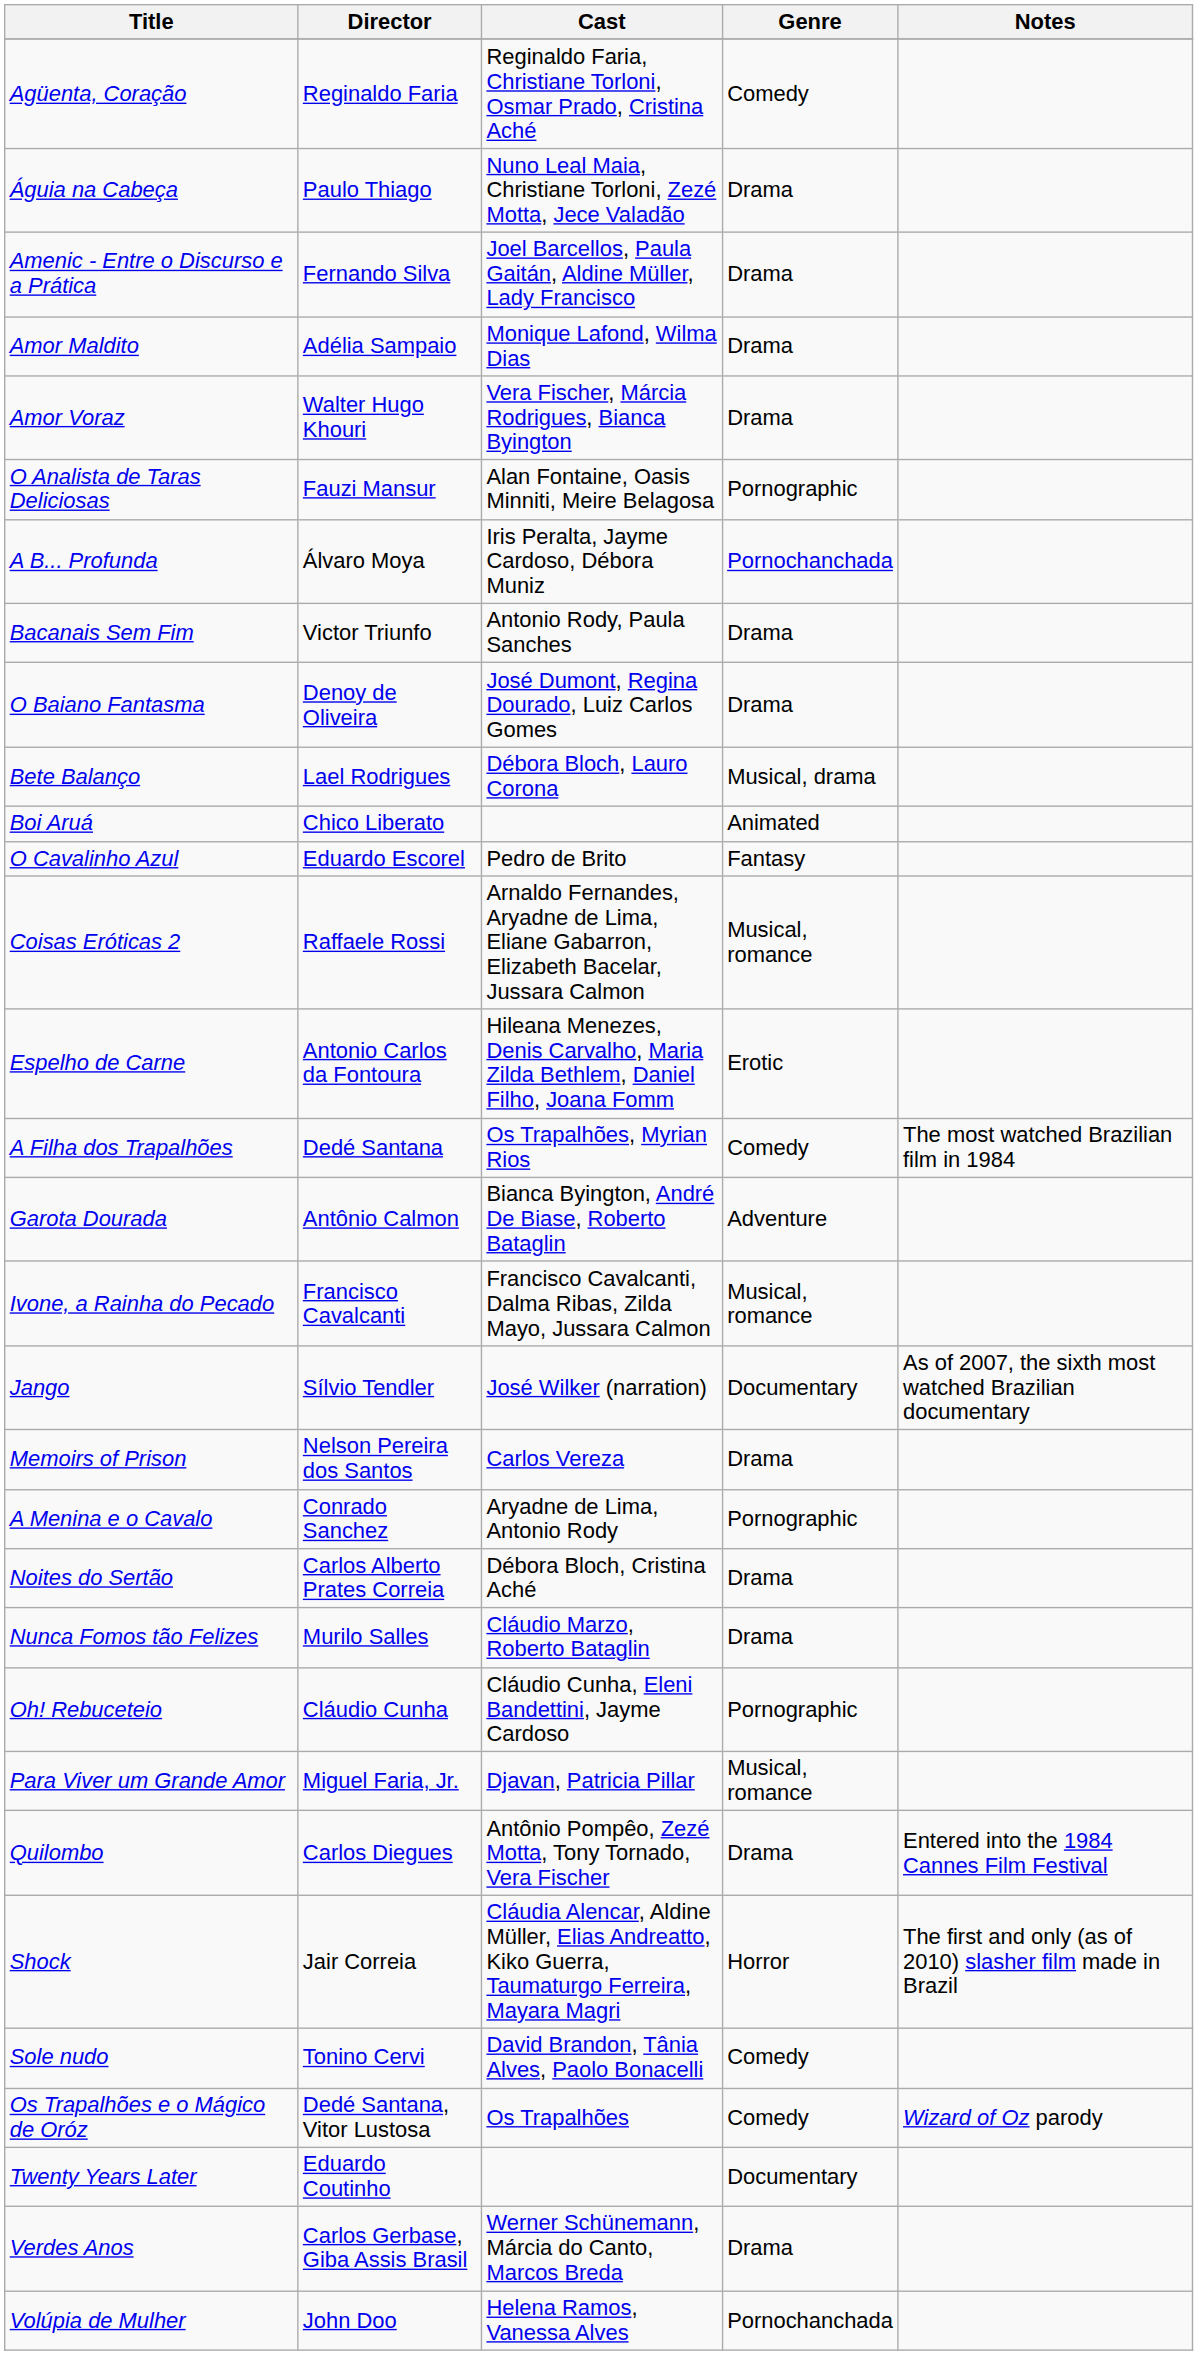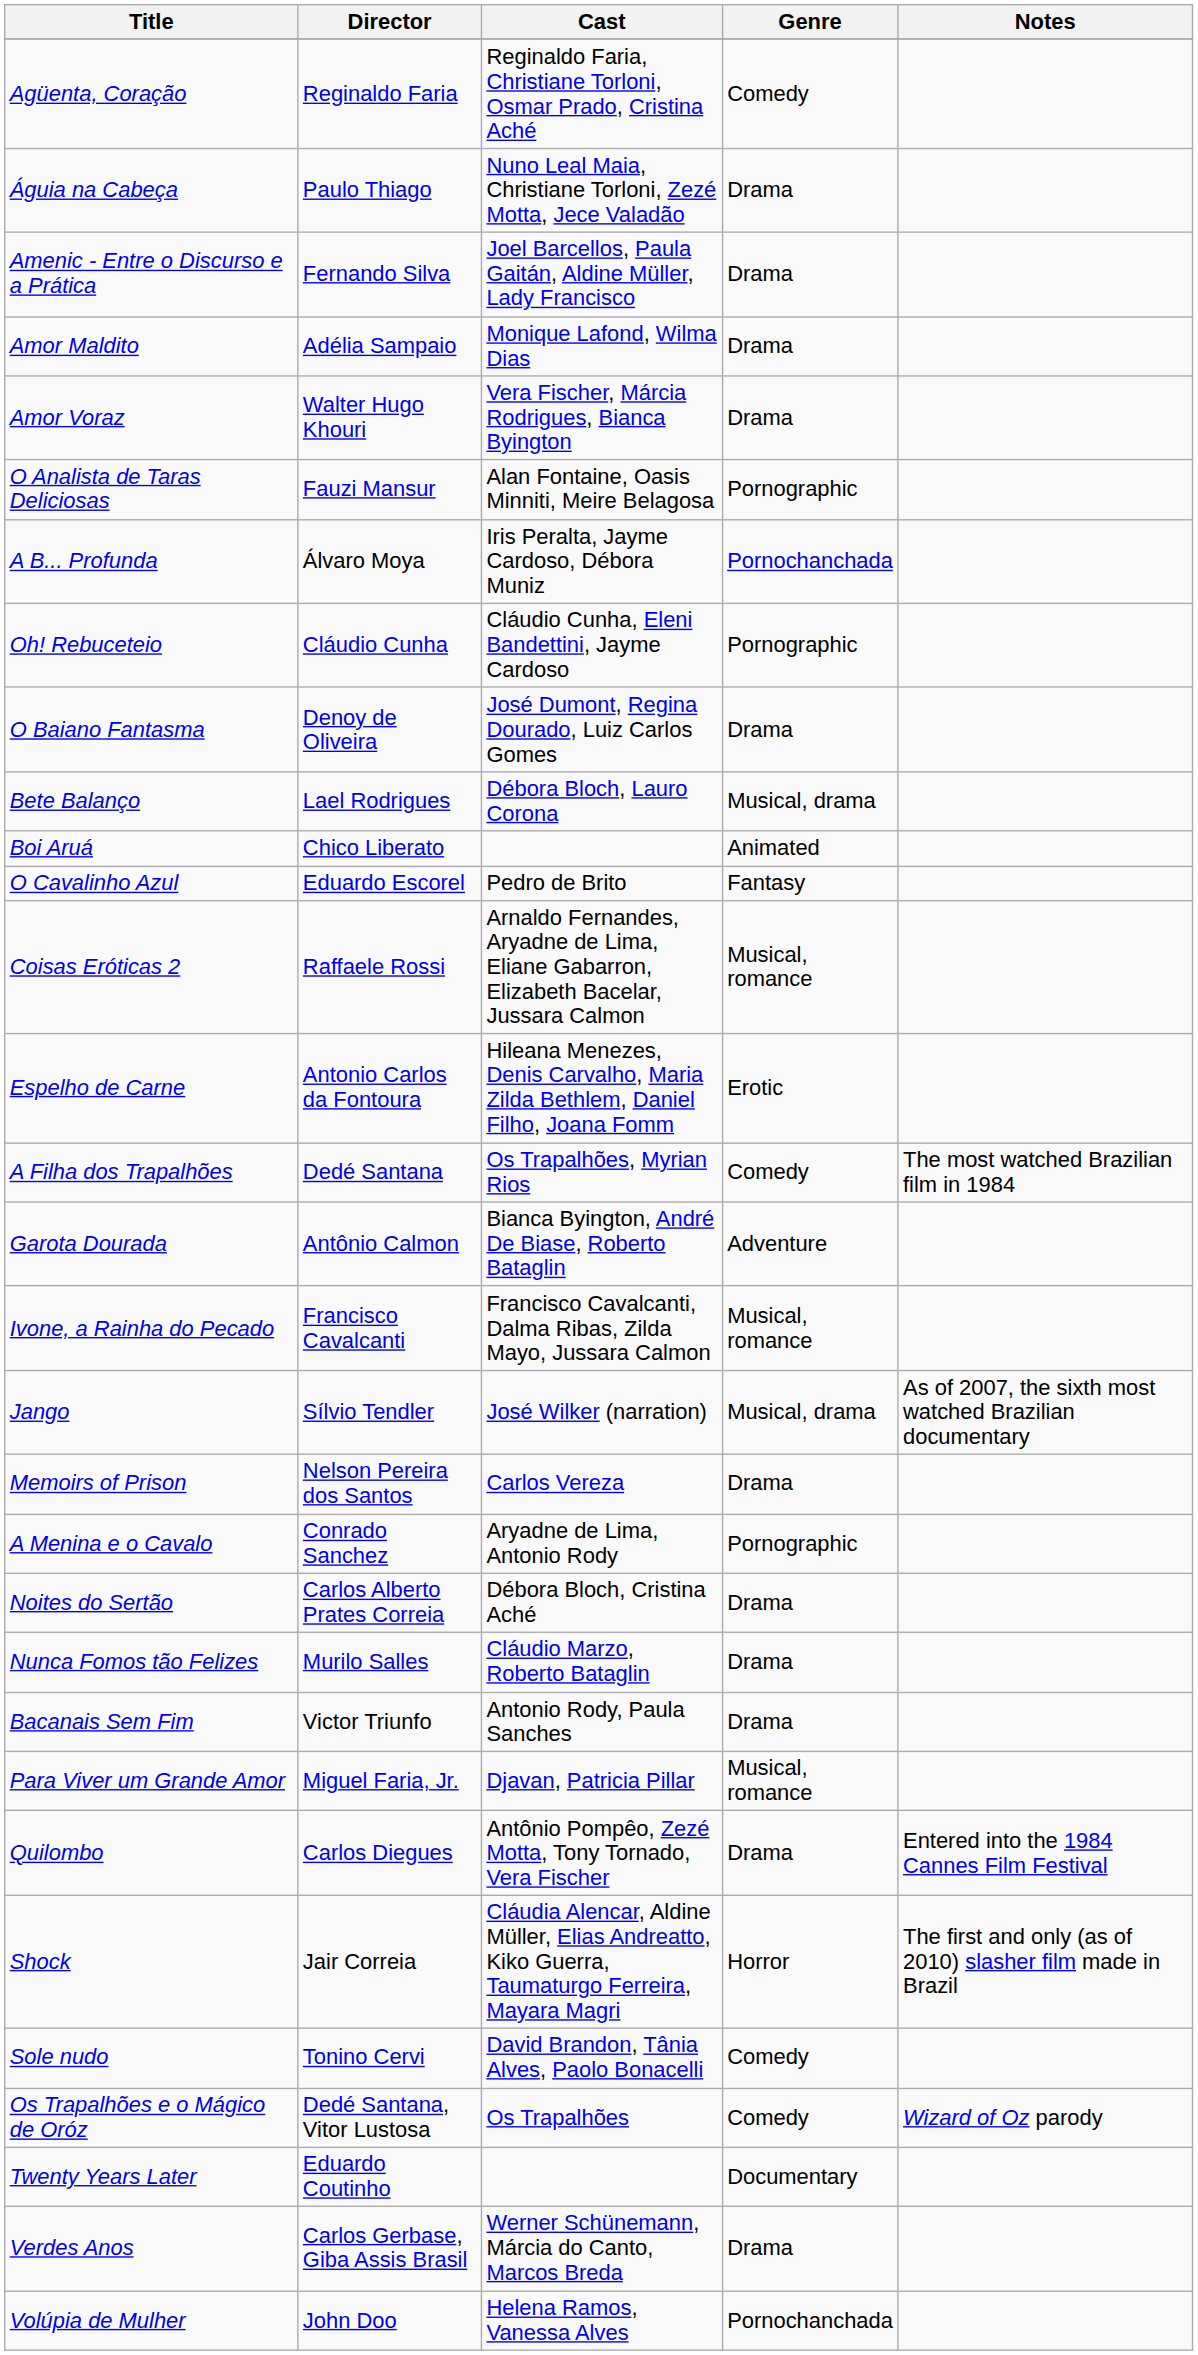rows swapped: (102, 632) <-> (86, 1709)
(792, 1387) Documentary -> (801, 1412) Musical, drama
